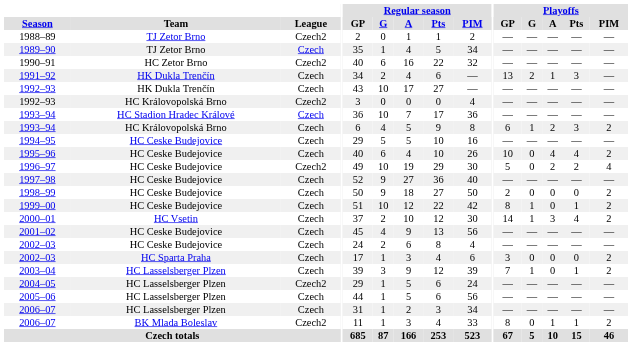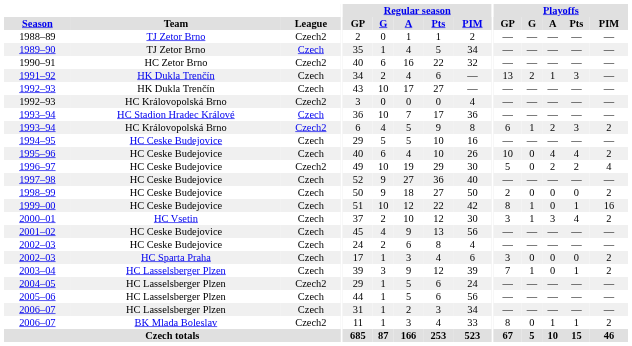(311, 127) Czech -> (311, 127) Czech2
(609, 205) 2 -> (609, 205) 16
(508, 218) 14 -> (508, 218) 3
